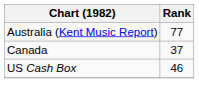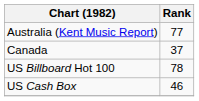+ row: (61, 68)
